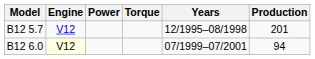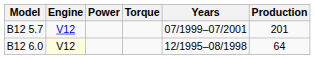(206, 29) 12/1995–08/1998 -> (206, 29) 07/1999–07/2001
(206, 46) 07/1999–07/2001 -> (206, 46) 12/1995–08/1998
(279, 46) 94 -> (279, 46) 64
